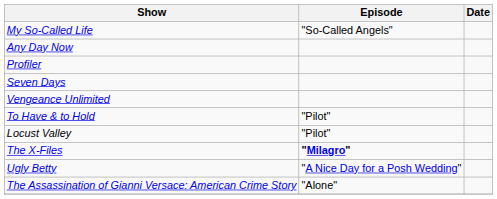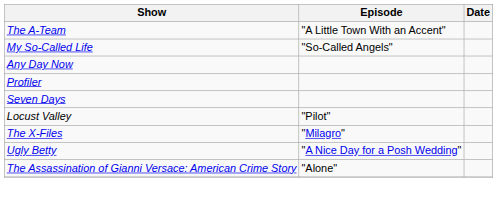+ row: (36, 30)
- row: (58, 99)
- row: (51, 116)
(326, 151) bold -> (323, 133) normal
